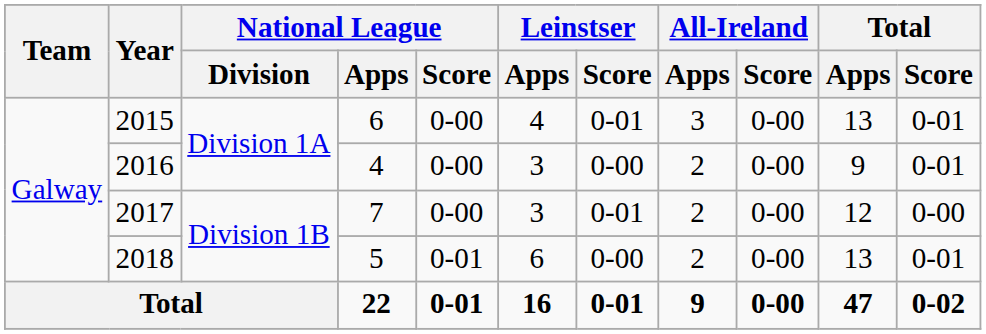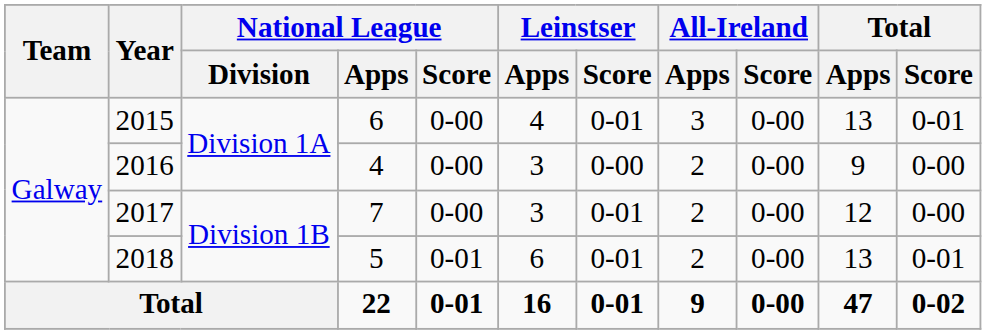(938, 166) 0-01 -> (938, 166) 0-00
(617, 258) 0-00 -> (617, 258) 0-01
